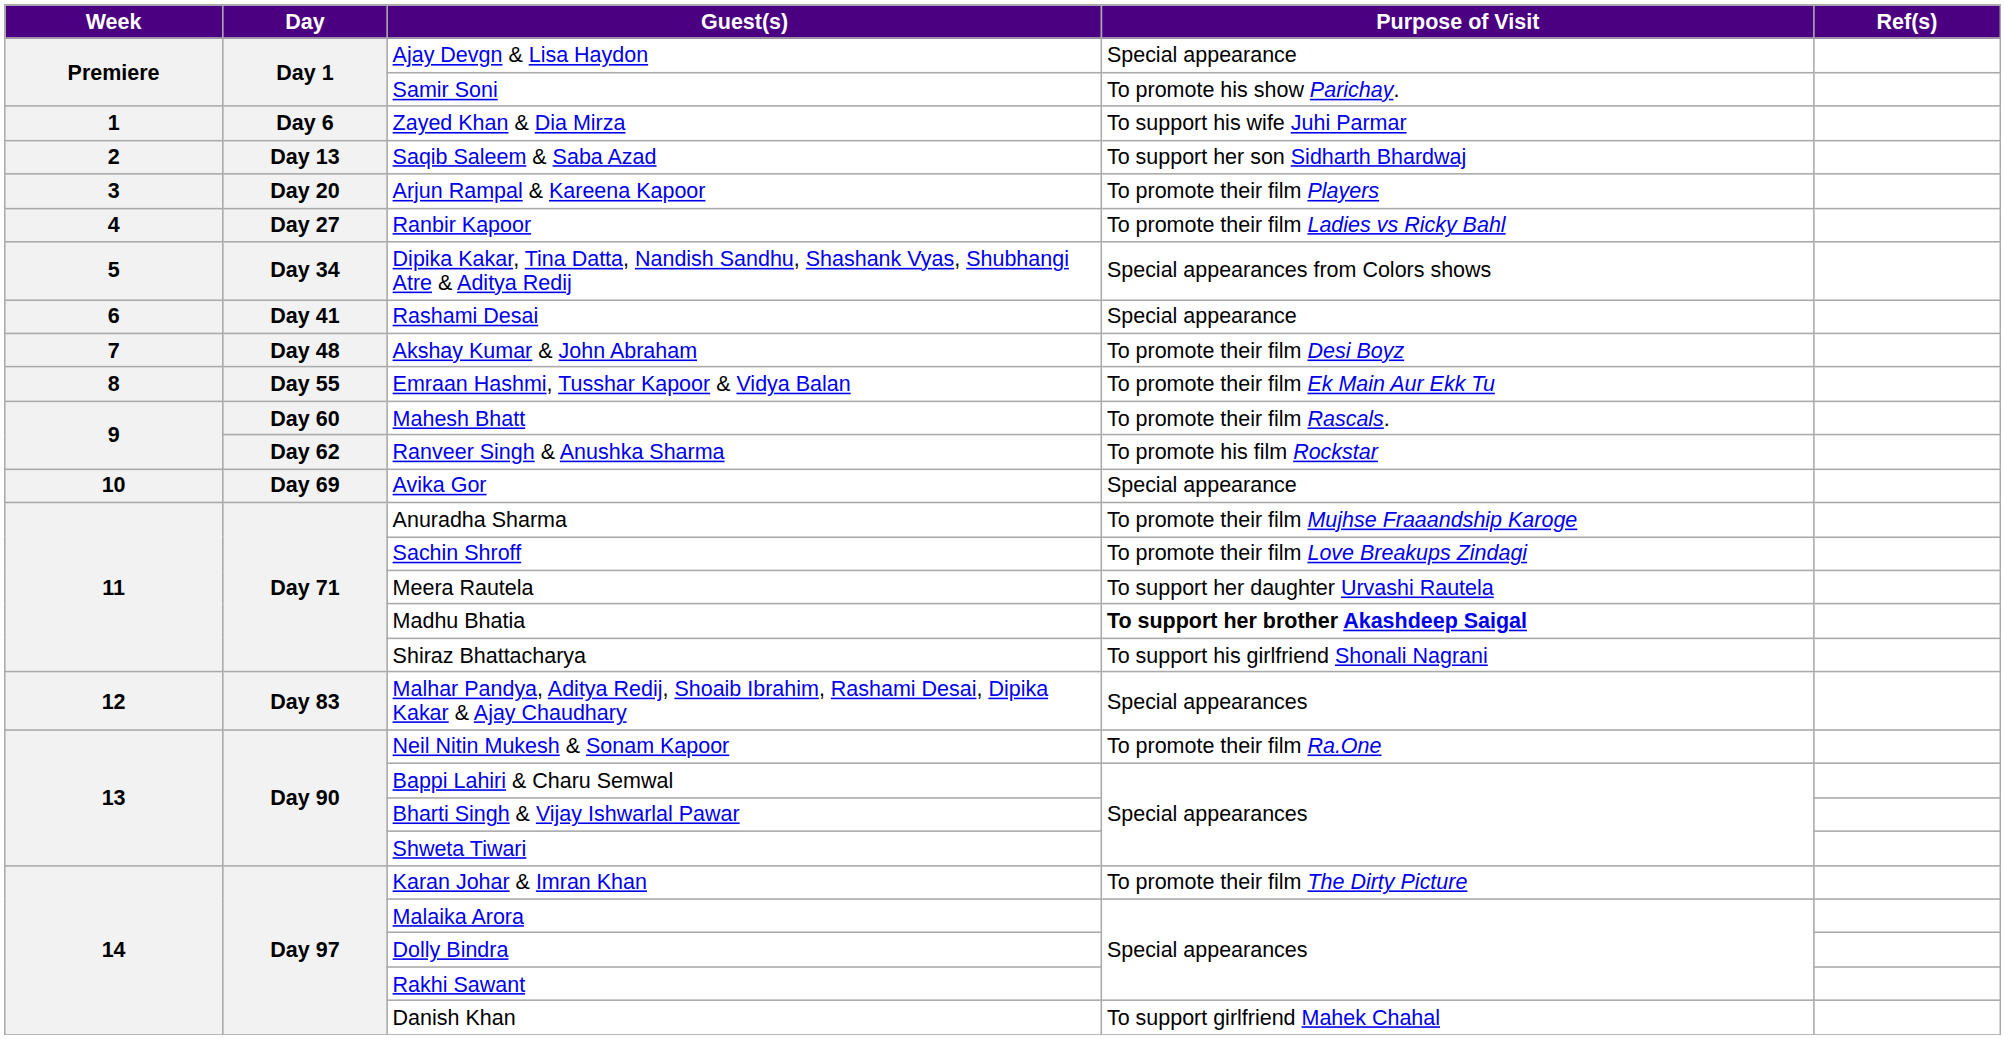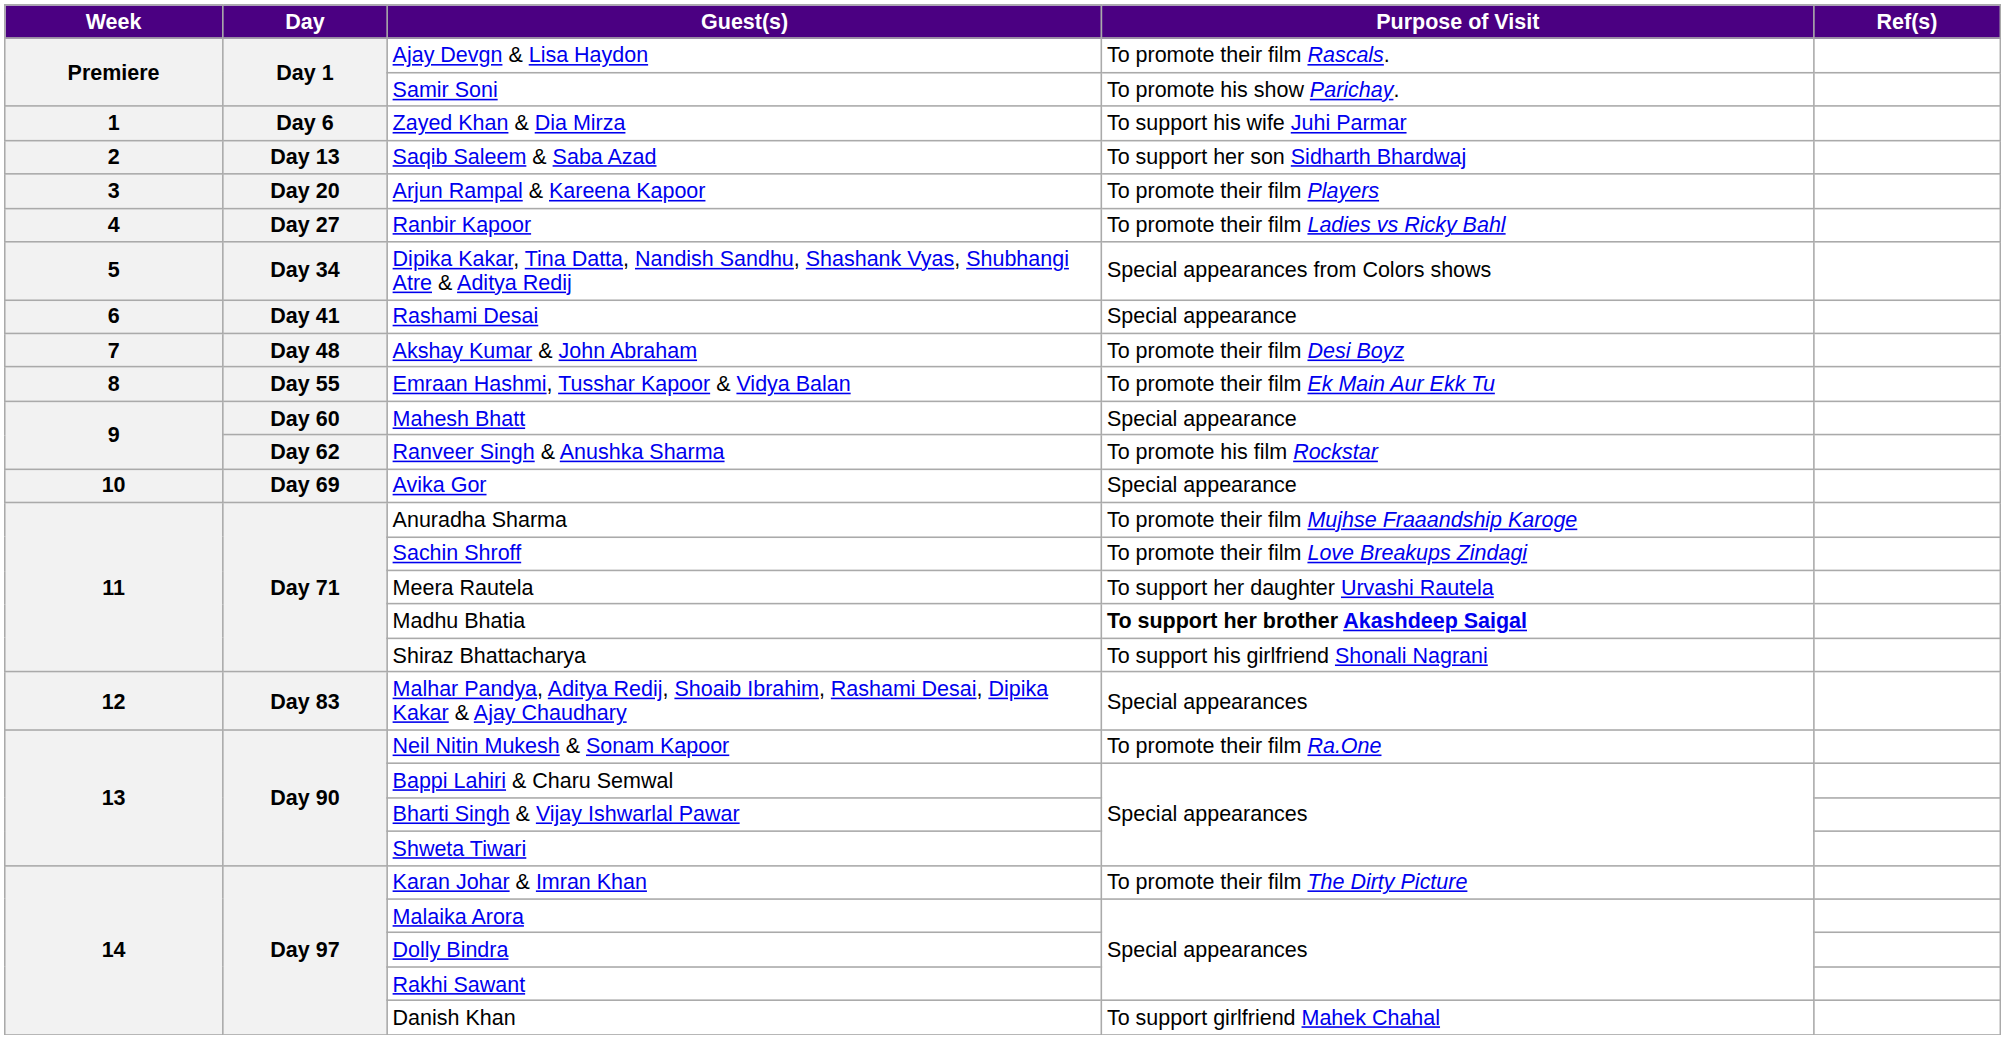(1202, 55) Special appearance -> (1248, 55) To promote their film Rascals.
(1248, 418) To promote their film Rascals. -> (1202, 418) Special appearance
